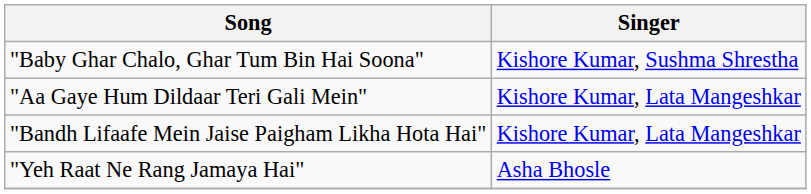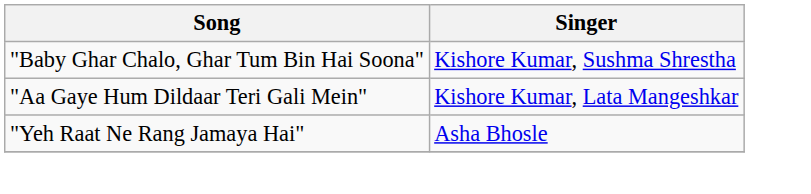- row: (248, 133)
